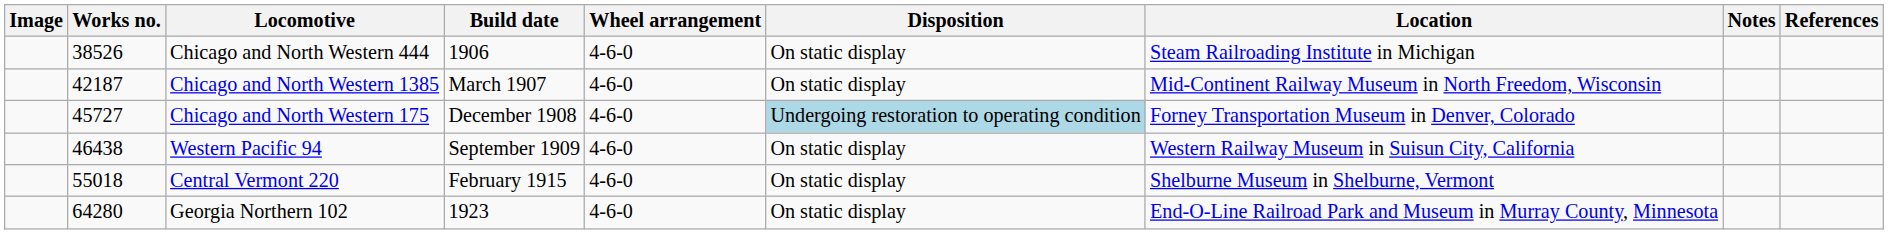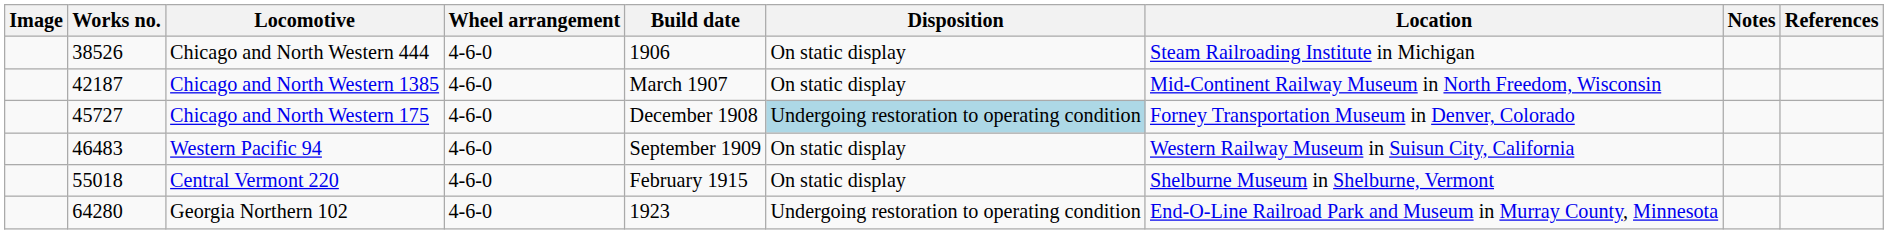columns swapped: (514, 20) <-> (675, 20)
(98, 148) 46438 -> (98, 148) 46483
(838, 212) On static display -> (956, 212) Undergoing restoration to operating condition
